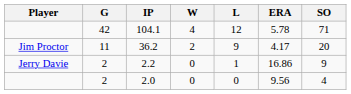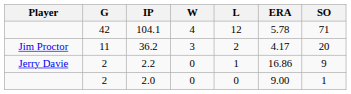(192, 47) 2 -> (192, 47) 3
(236, 47) 9 -> (236, 47) 2
(280, 81) 9.56 -> (280, 81) 9.00
(324, 81) 4 -> (324, 81) 1
